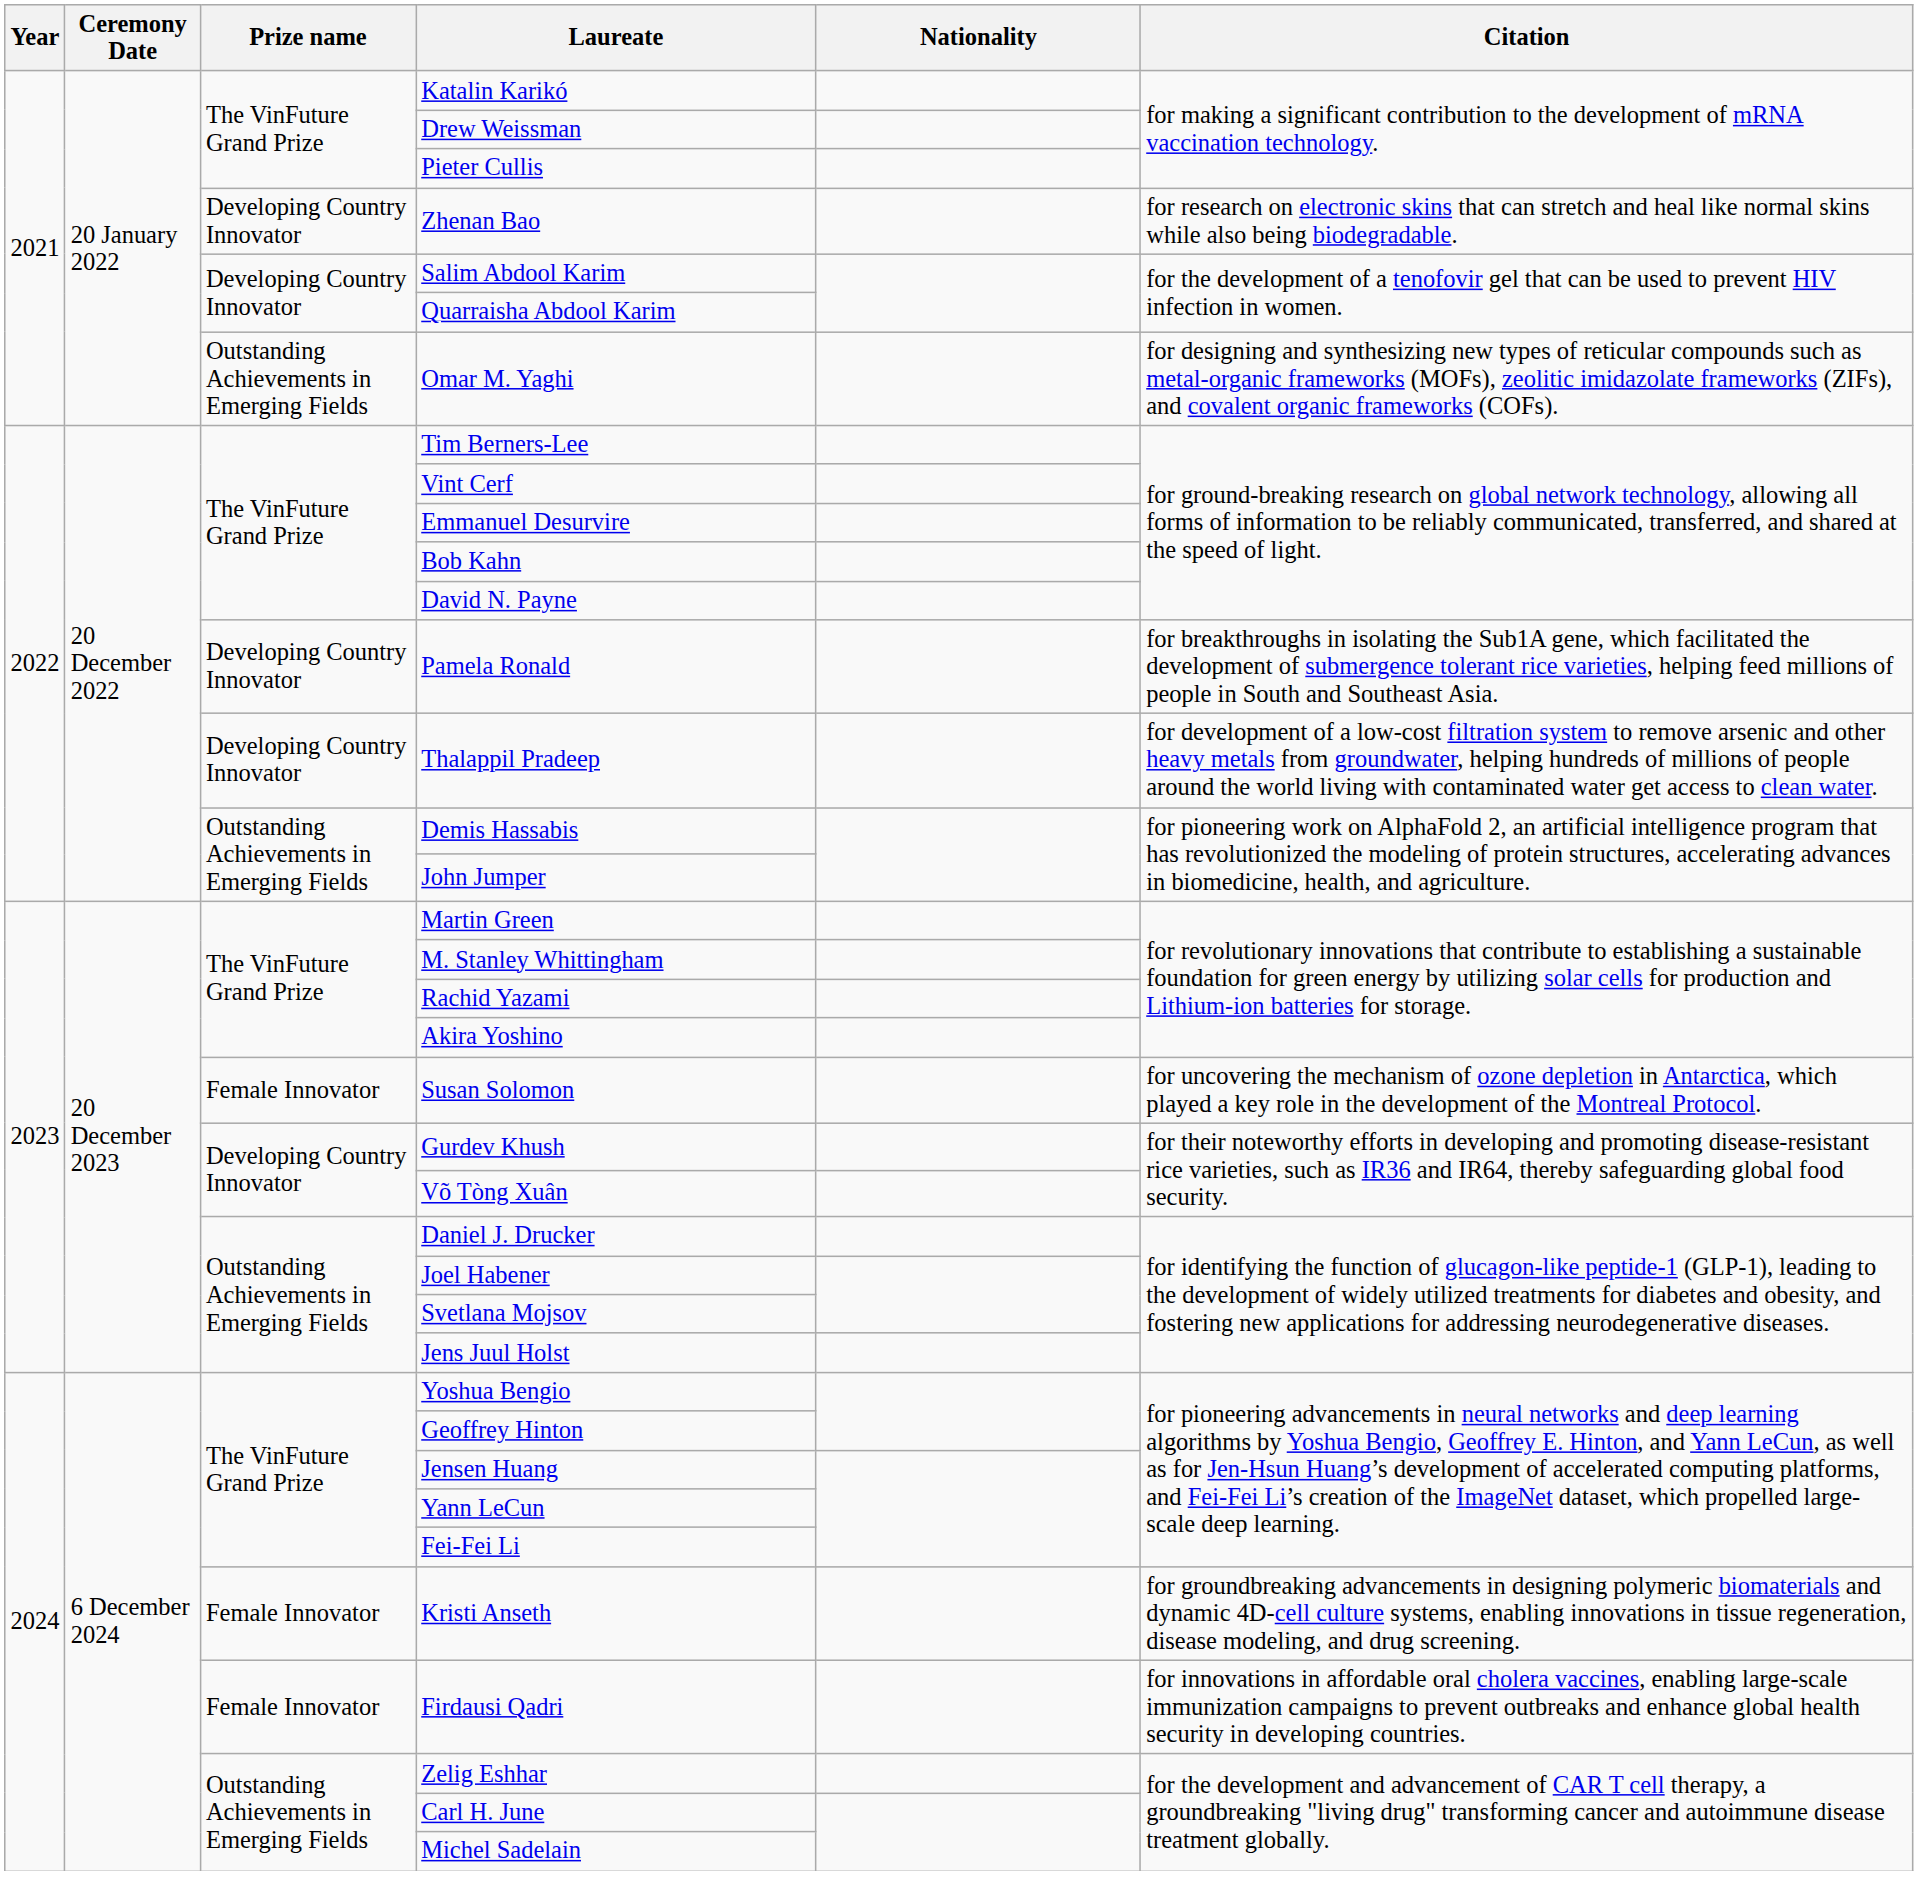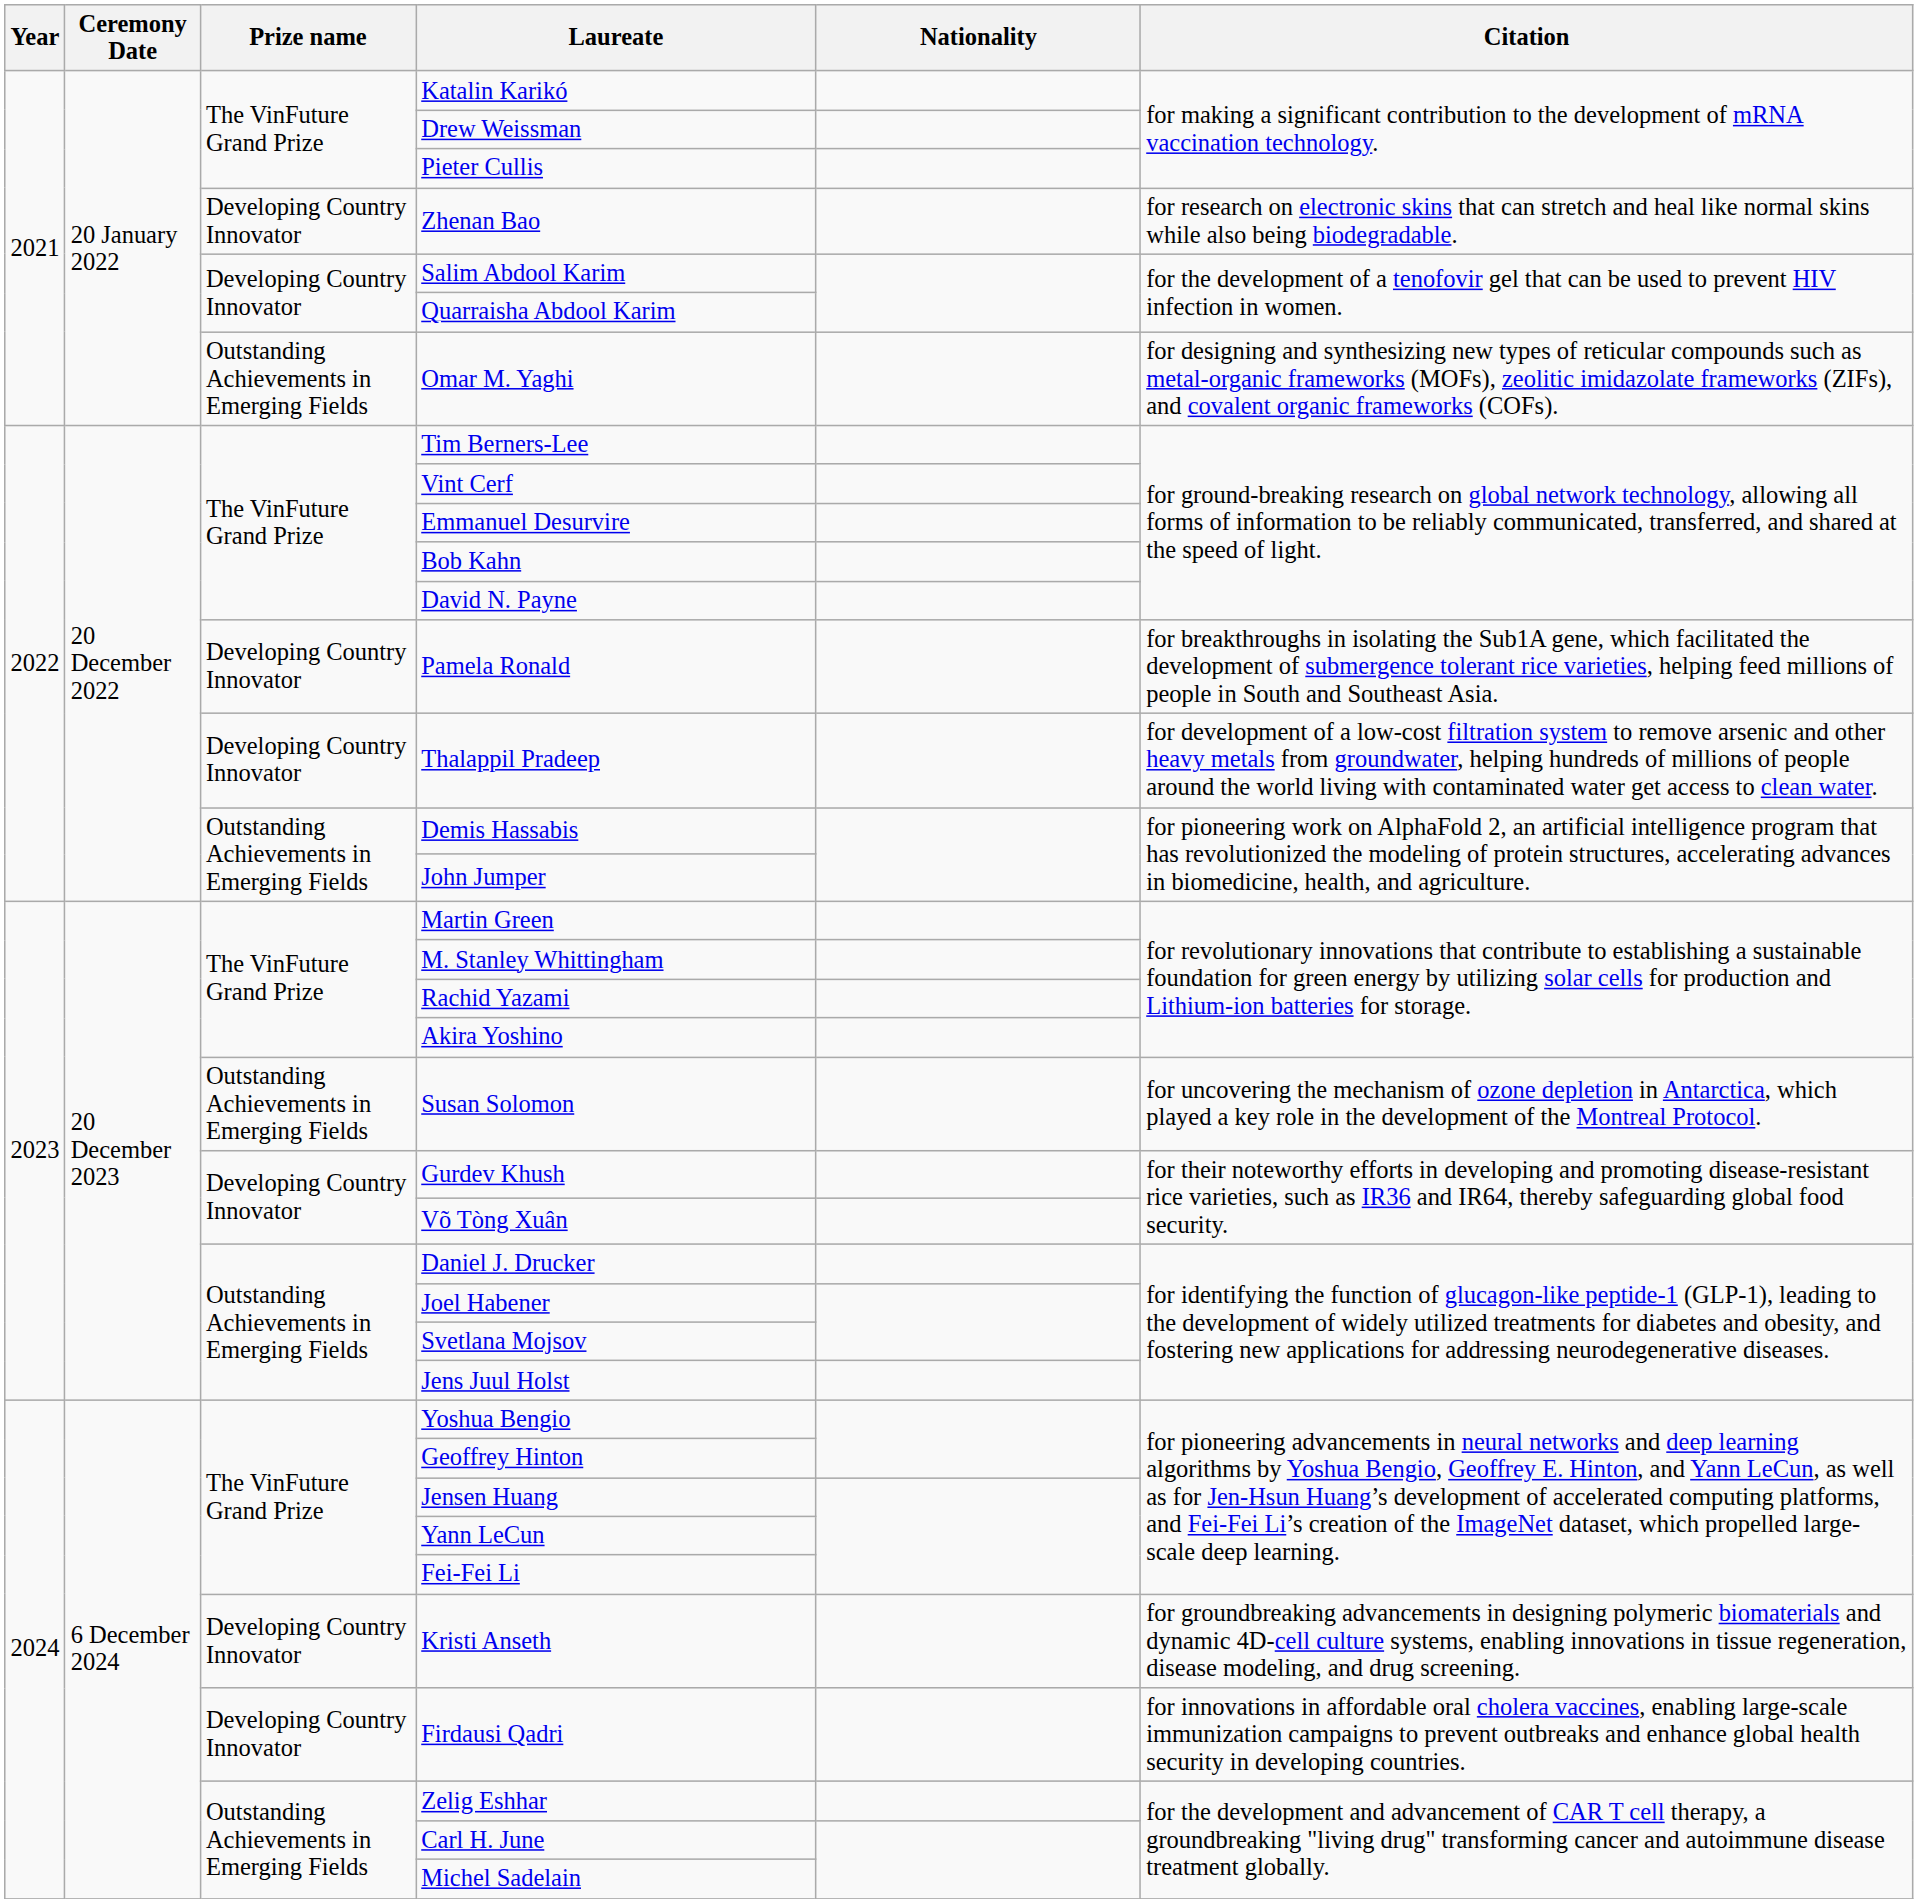(293, 1089) Female Innovator -> (289, 1103) Outstanding Achievements in Emerging Fields
(293, 1613) Female Innovator -> (306, 1640) Developing Country Innovator
(293, 1706) Female Innovator -> (306, 1734) Developing Country Innovator
